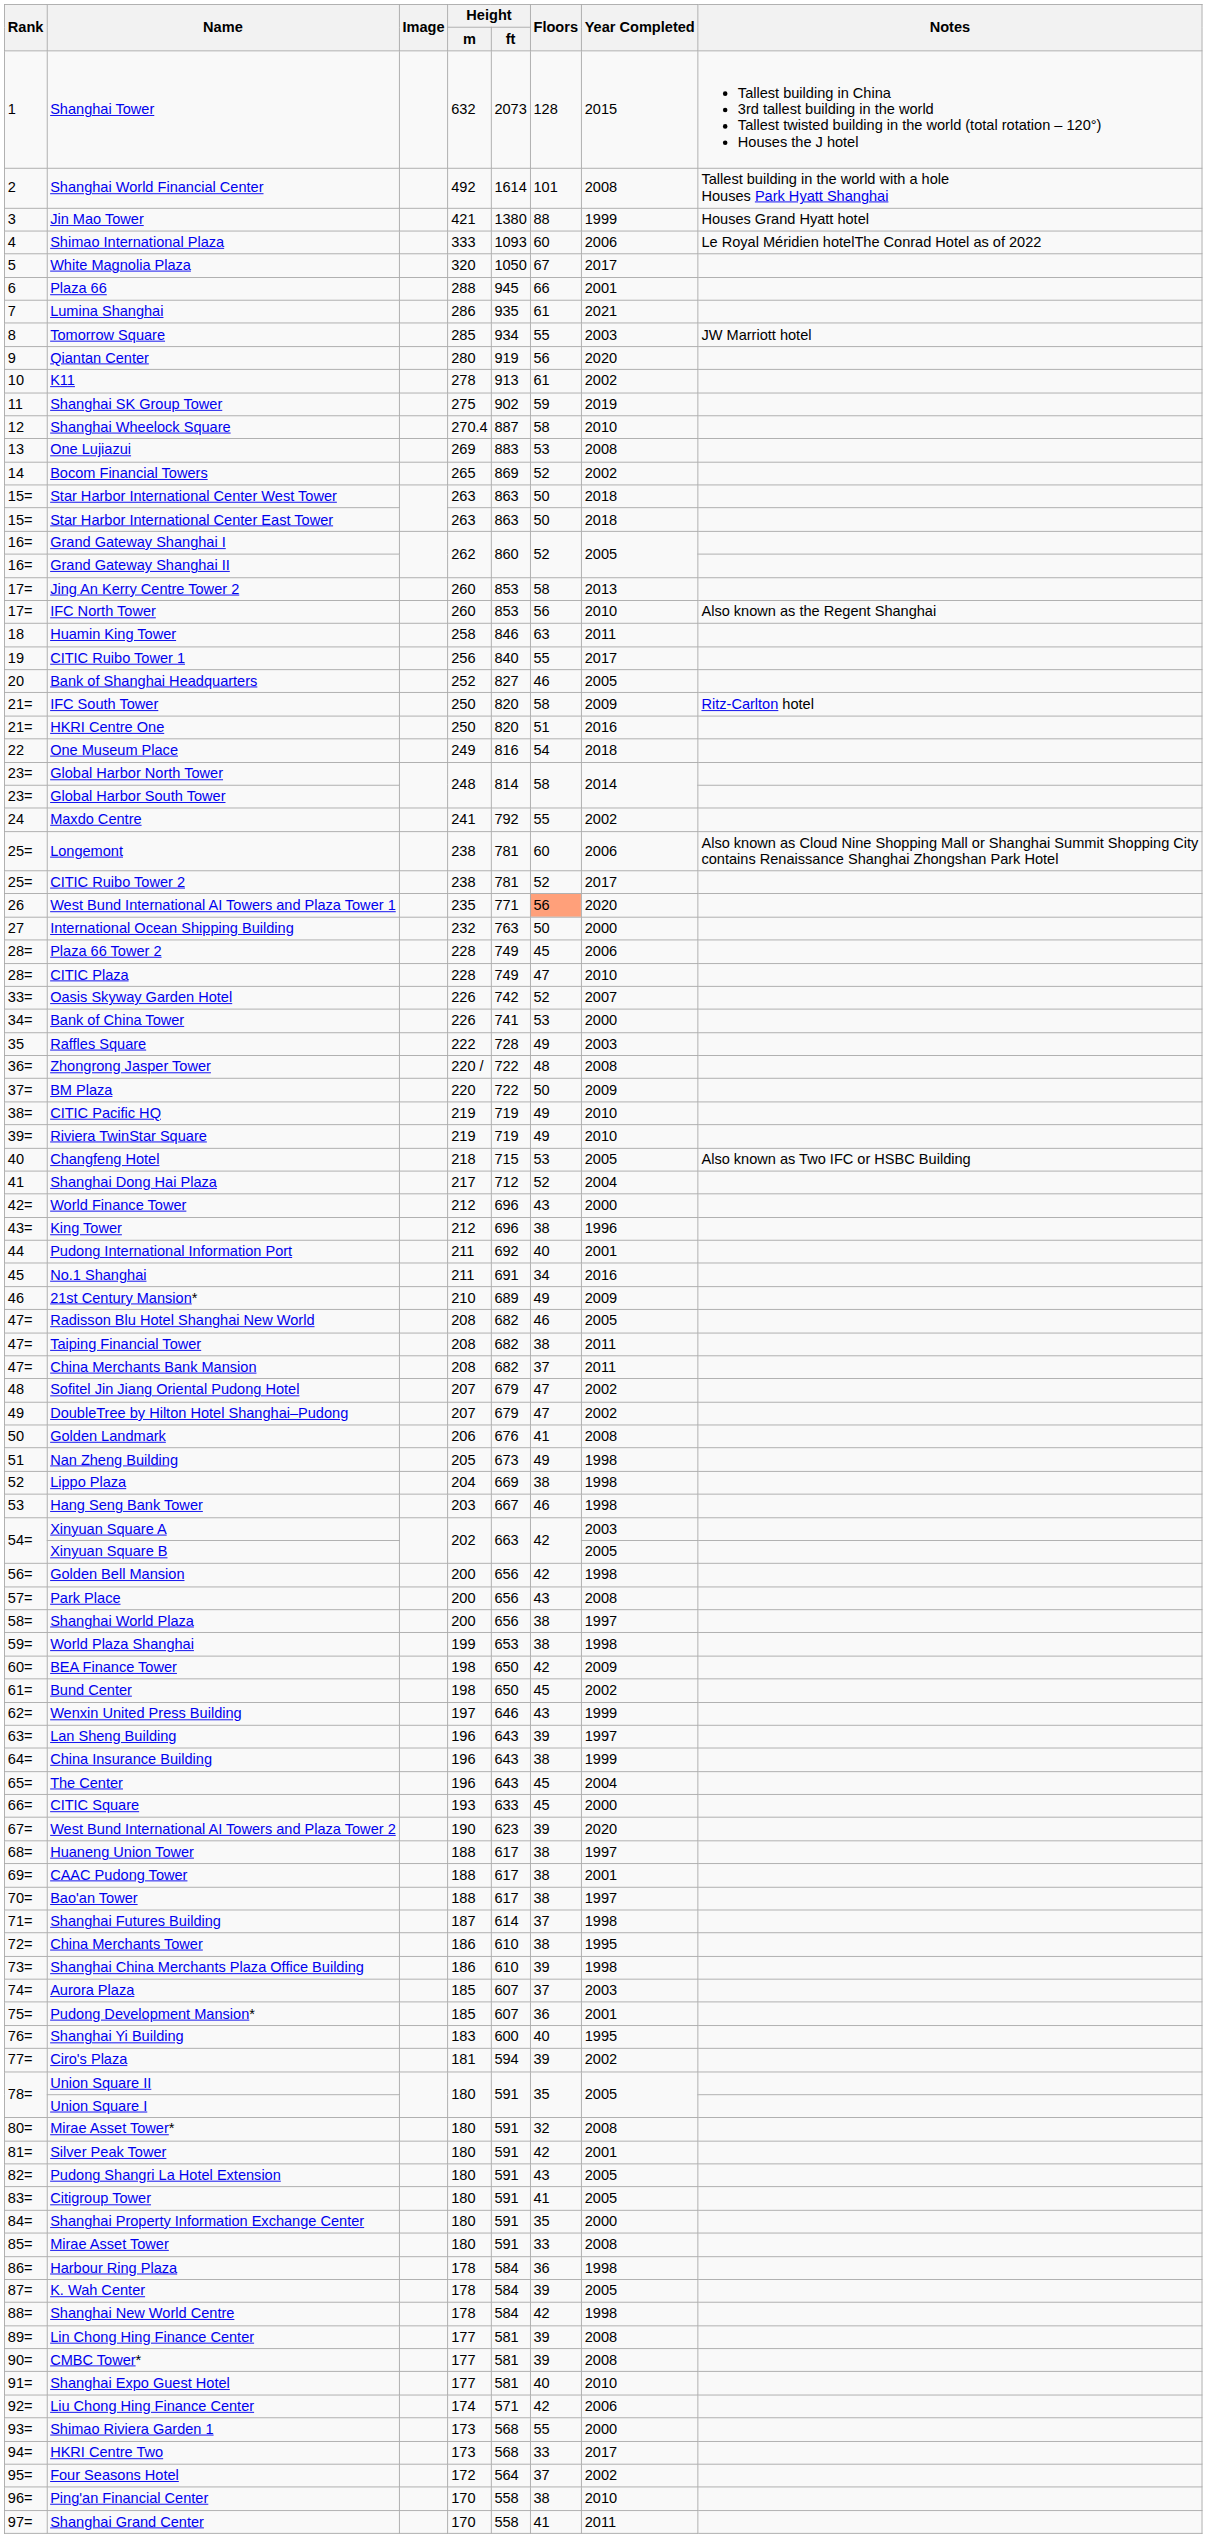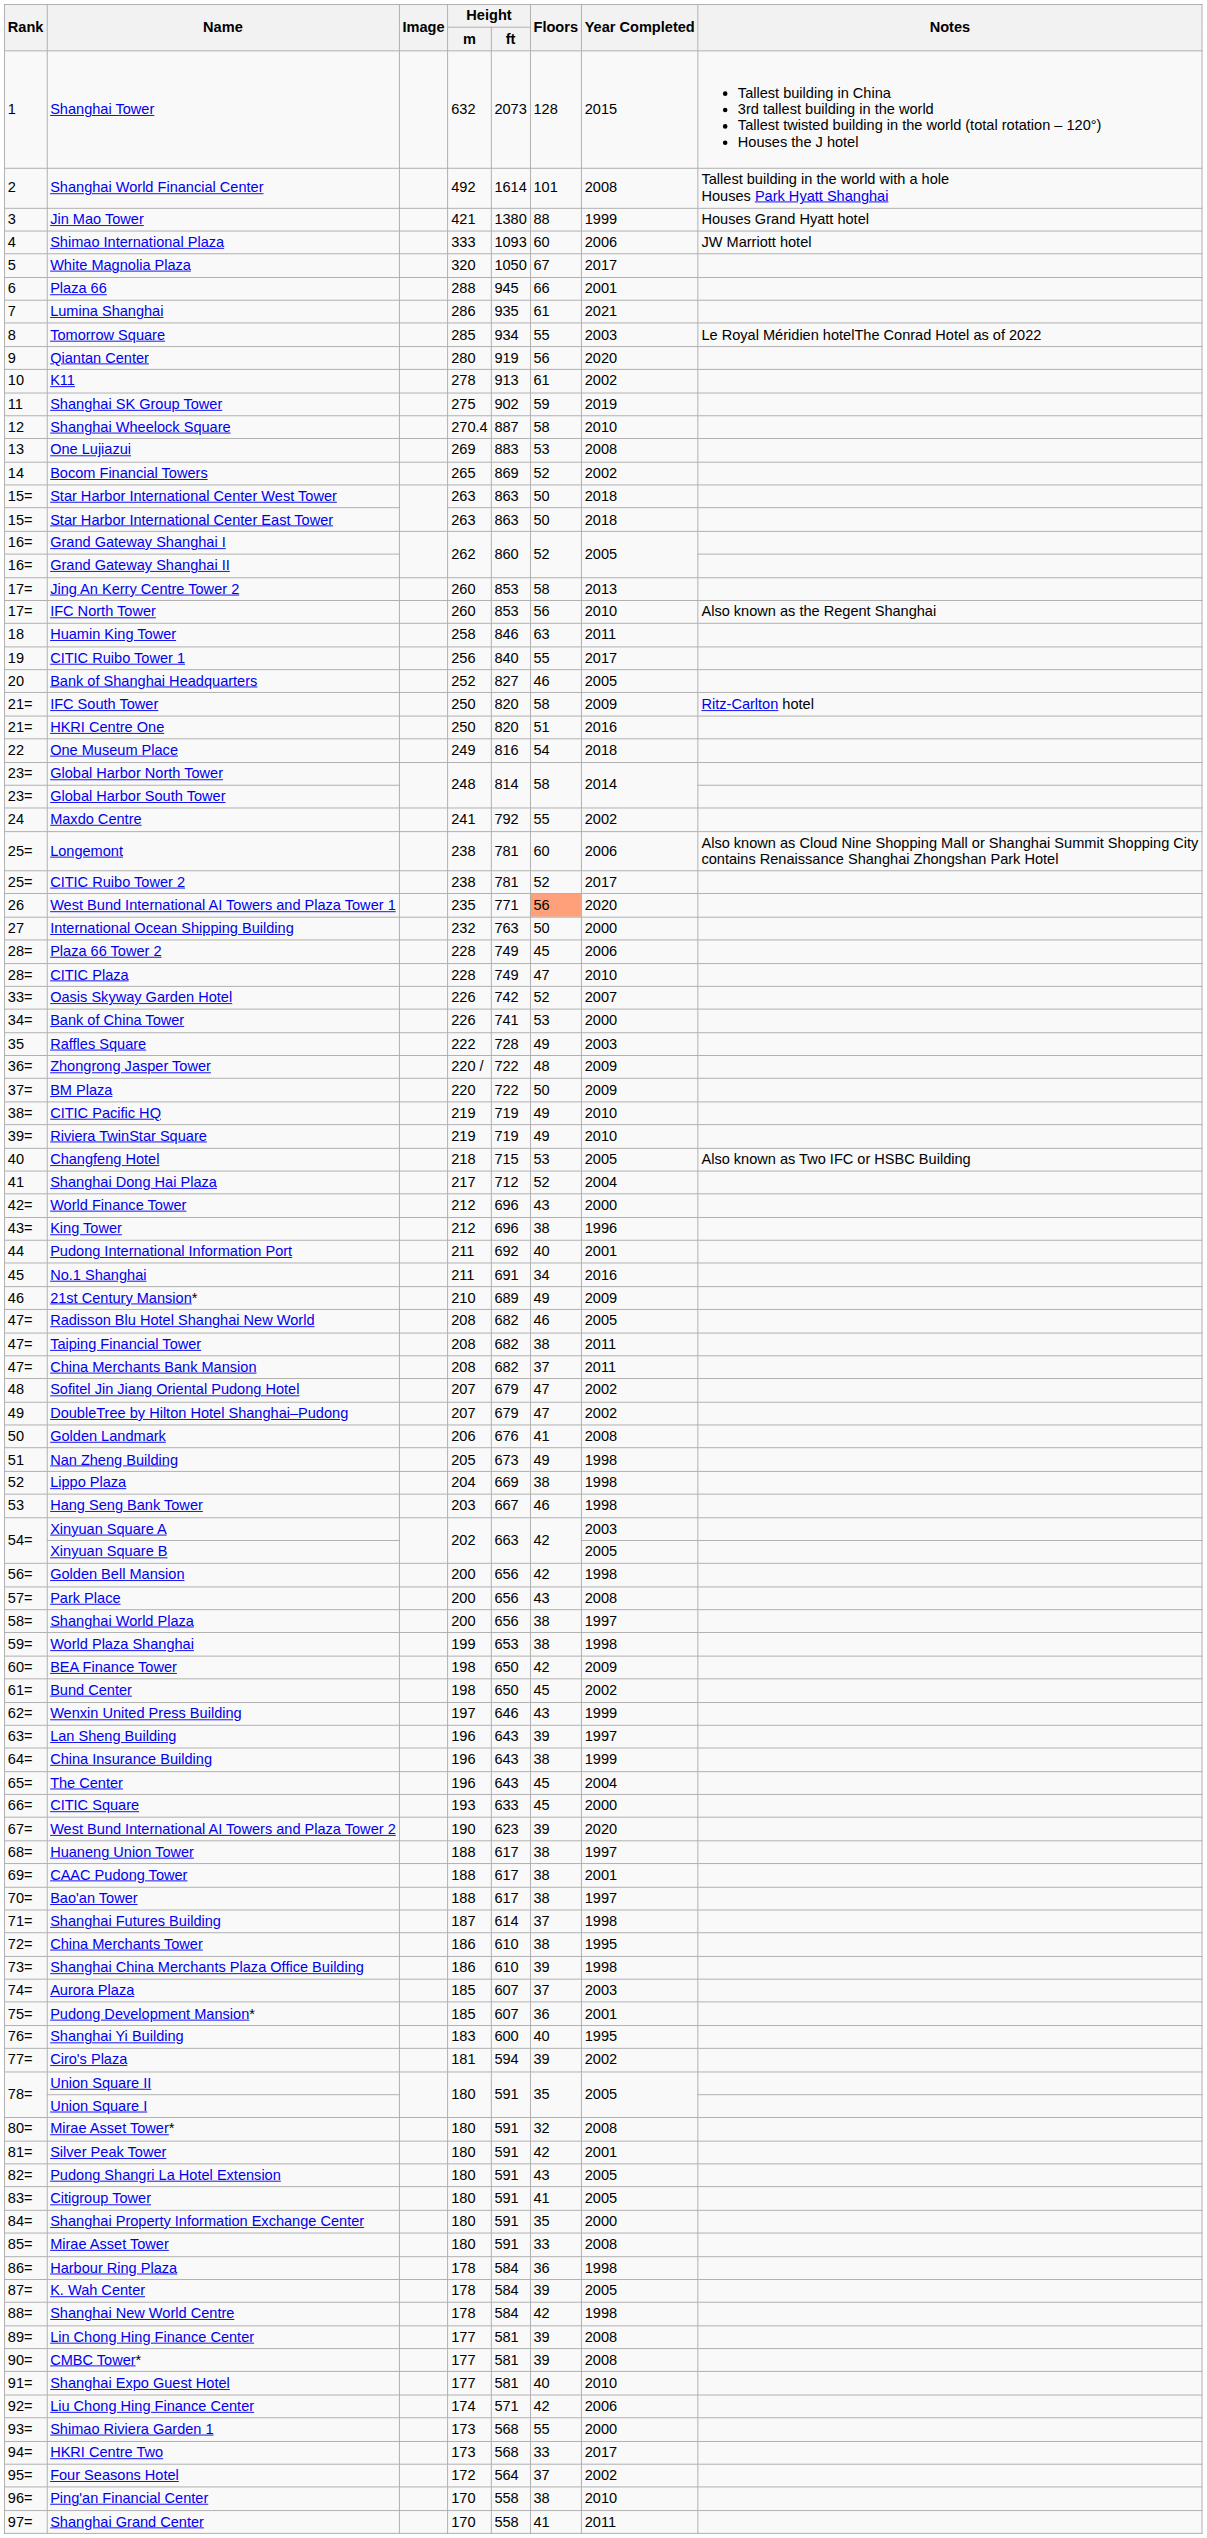(871, 242) Le Royal Méridien hotelThe Conrad Hotel as of 2022 -> (756, 242) JW Marriott hotel
(756, 334) JW Marriott hotel -> (871, 334) Le Royal Méridien hotelThe Conrad Hotel as of 2022
(601, 1067) 2008 -> (601, 1067) 2009
